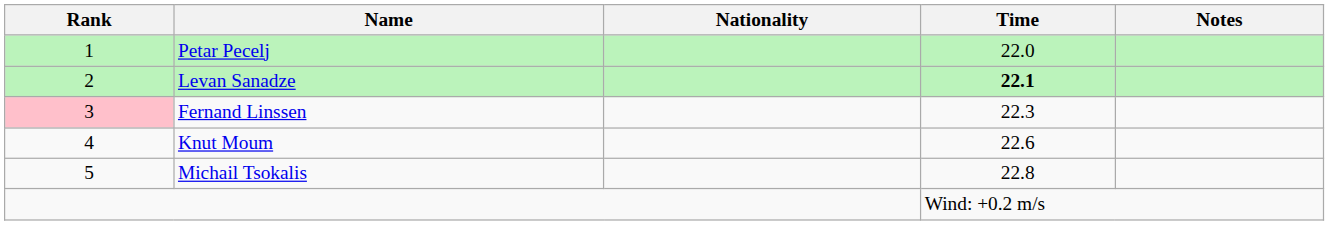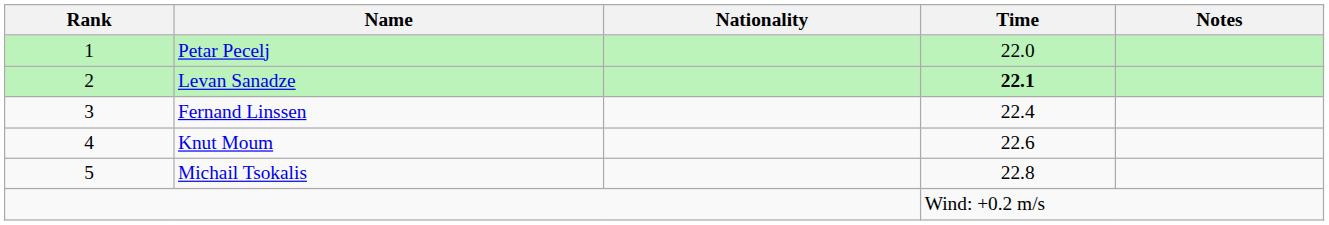(89, 111) pink background -> (89, 111) no background
(1018, 111) 22.3 -> (1018, 111) 22.4
